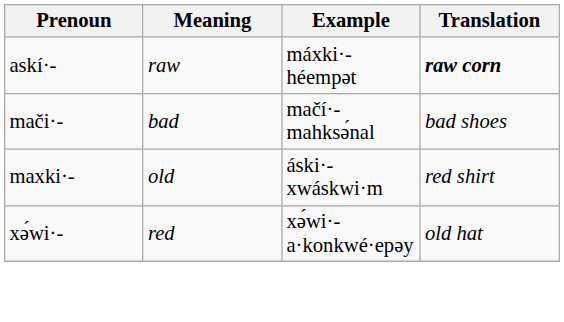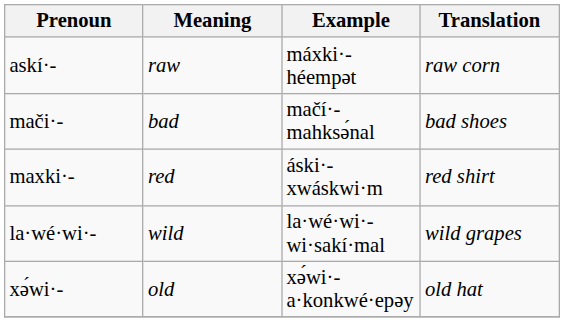(463, 65) bold -> (463, 65) normal
(161, 177) old -> (161, 177) red
+ row: (53, 233)
(161, 233) red -> (161, 289) old
